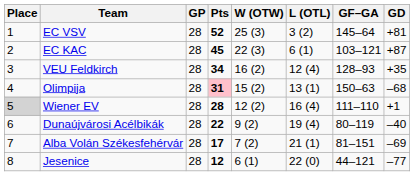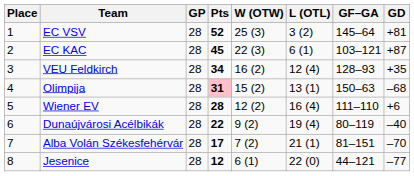(10, 106) lightgrey background -> (10, 106) no background
(393, 106) +1 -> (393, 106) +6
(396, 143) –69 -> (396, 143) –70
